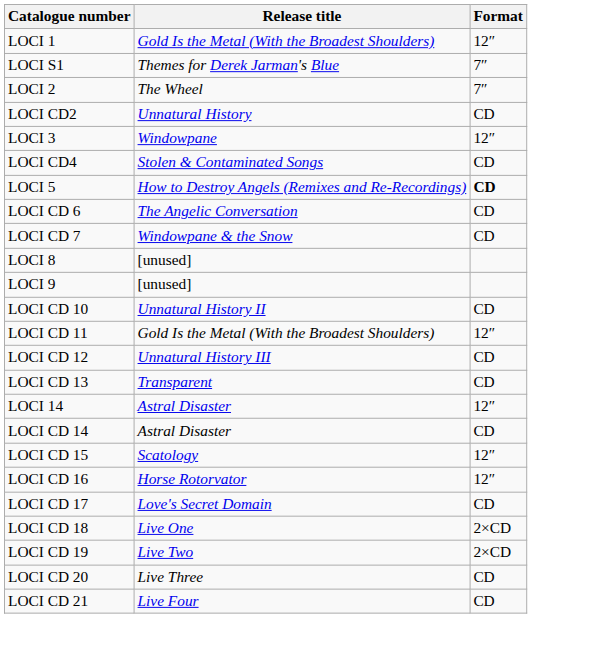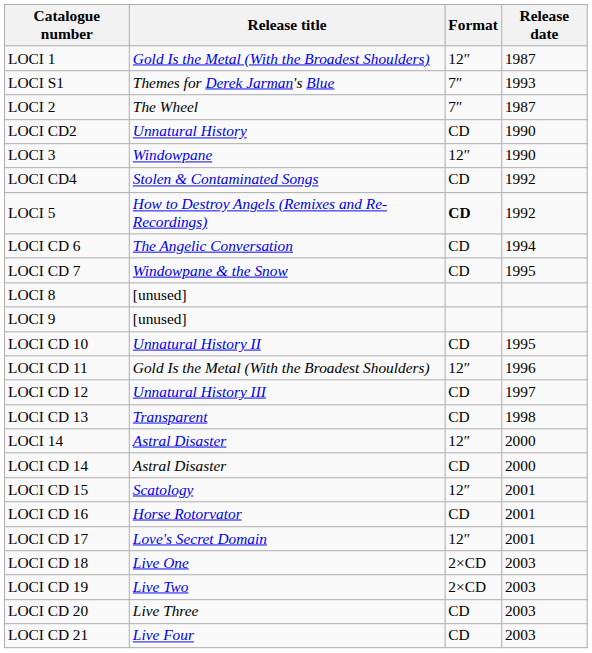+ column: (544, 25)
(484, 479) 12″ -> (459, 514) CD
(484, 503) CD -> (459, 538) 12″
